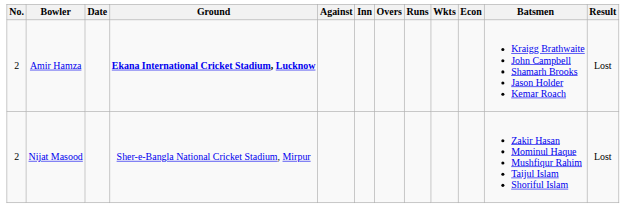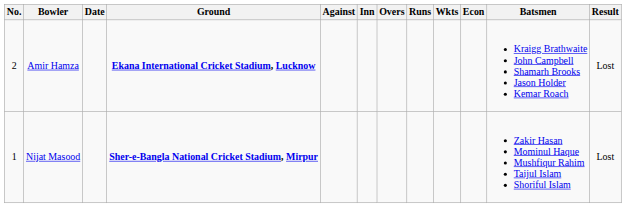(17, 157) 2 -> (14, 157) 1
(214, 157) normal -> (214, 157) bold
